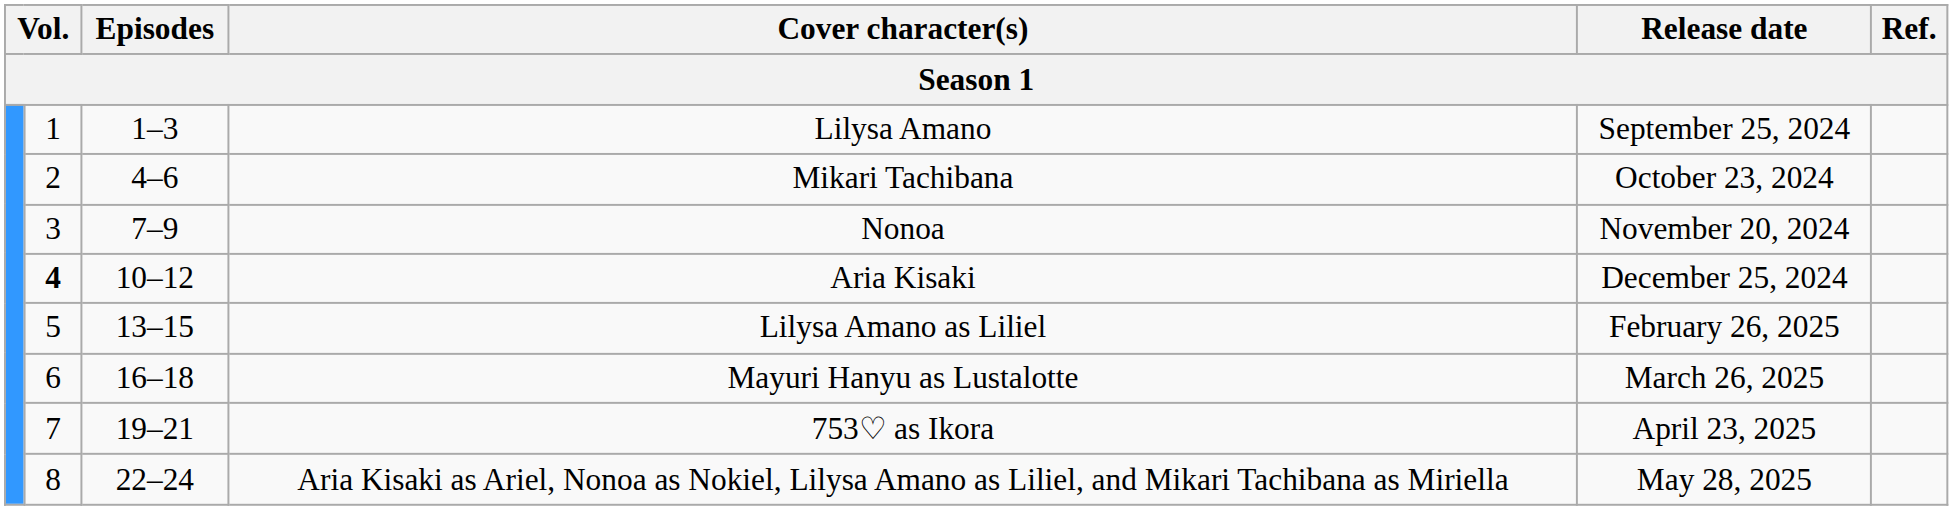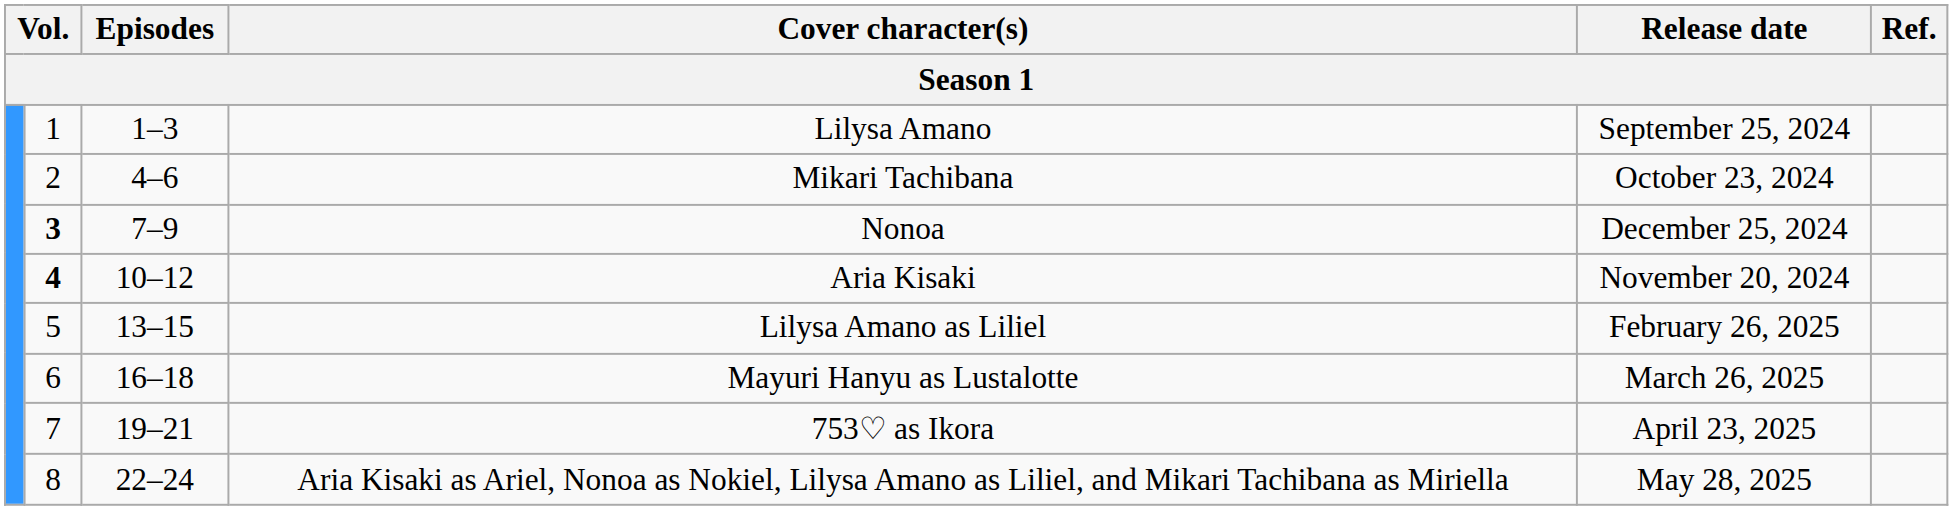(53, 228) normal -> (53, 228) bold
(1724, 228) November 20, 2024 -> (1724, 228) December 25, 2024
(1724, 278) December 25, 2024 -> (1724, 278) November 20, 2024
